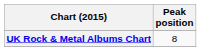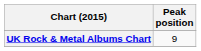(174, 38) 8 -> (174, 38) 9
